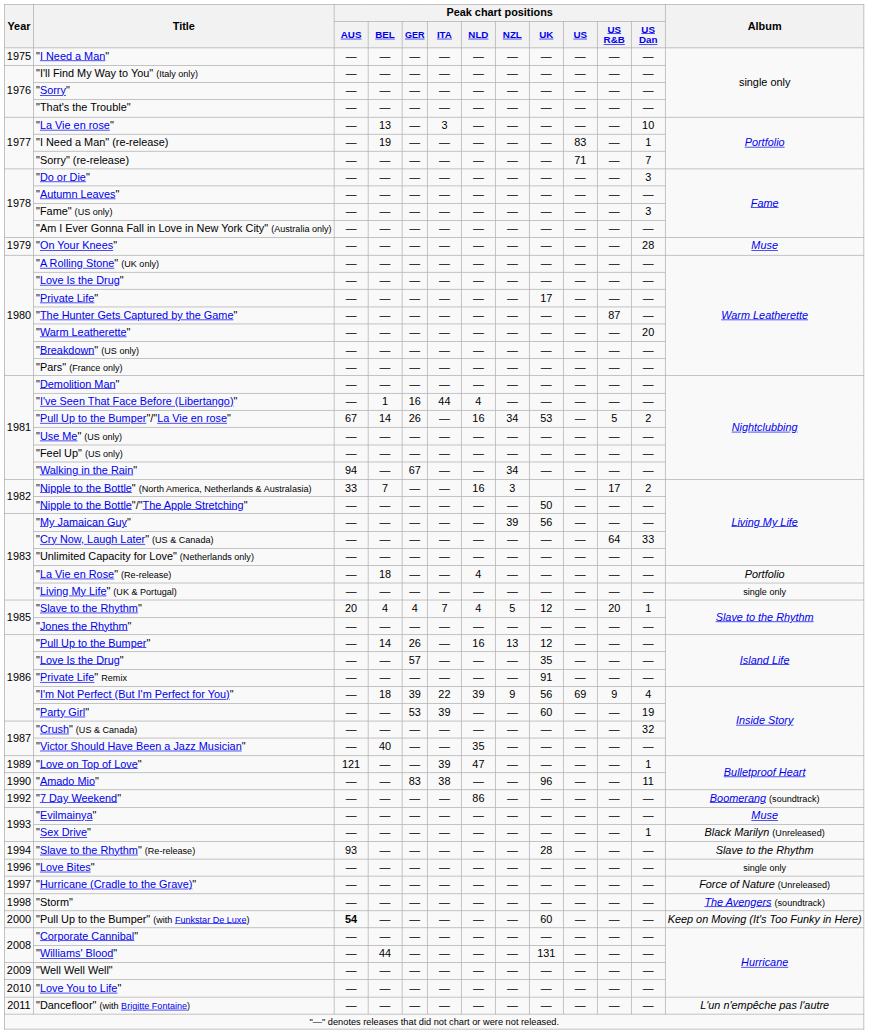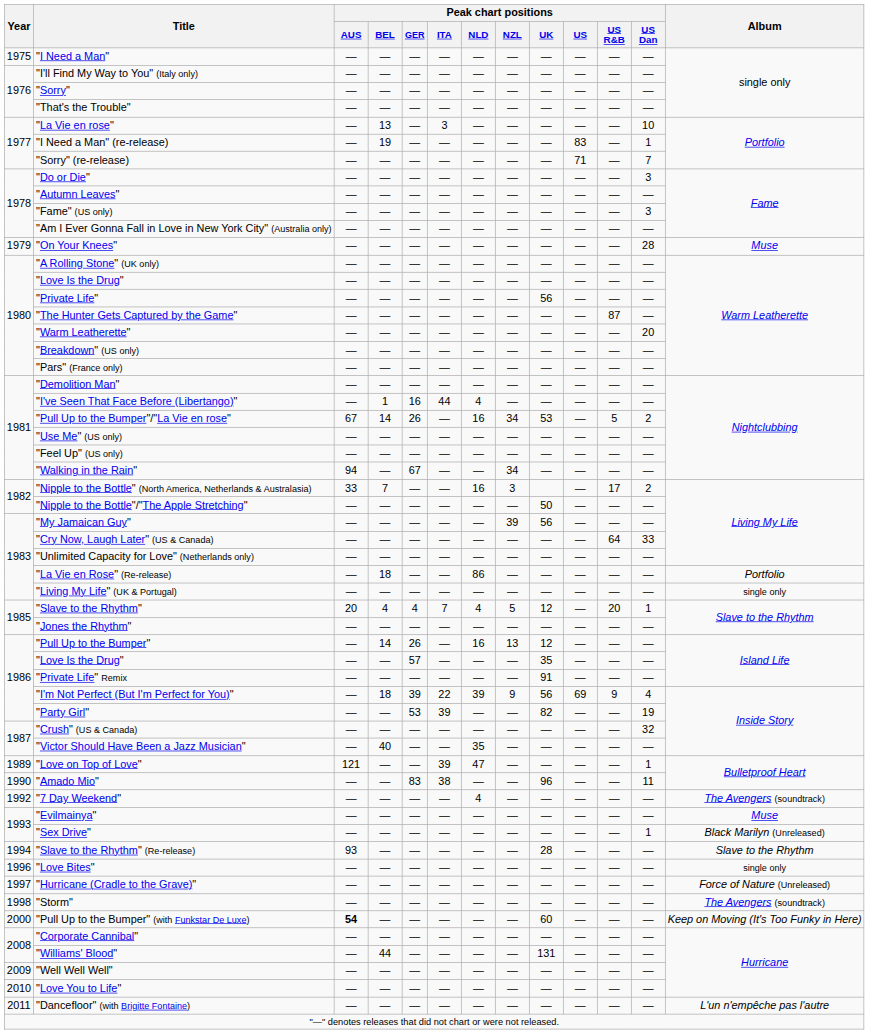(546, 298) 17 -> (546, 298) 56
(478, 574) 4 -> (478, 574) 86
(546, 712) 60 -> (546, 712) 82
(478, 798) 86 -> (478, 798) 4
(765, 798) Boomerang (soundtrack) -> (765, 798) The Avengers (soundtrack)
